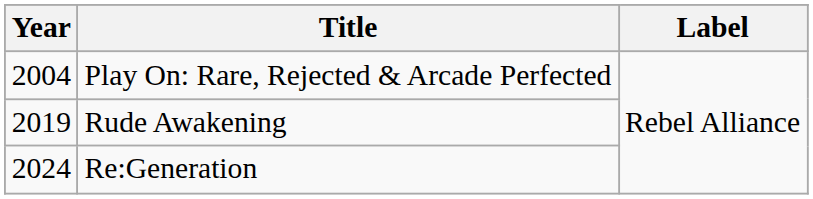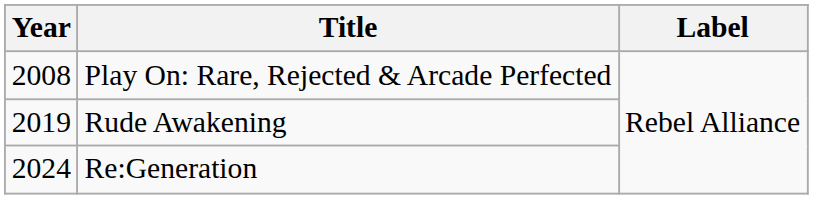(41, 74) 2004 -> (41, 74) 2008
